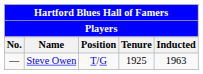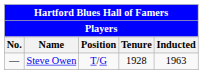(136, 61) 1925 -> (136, 61) 1928
